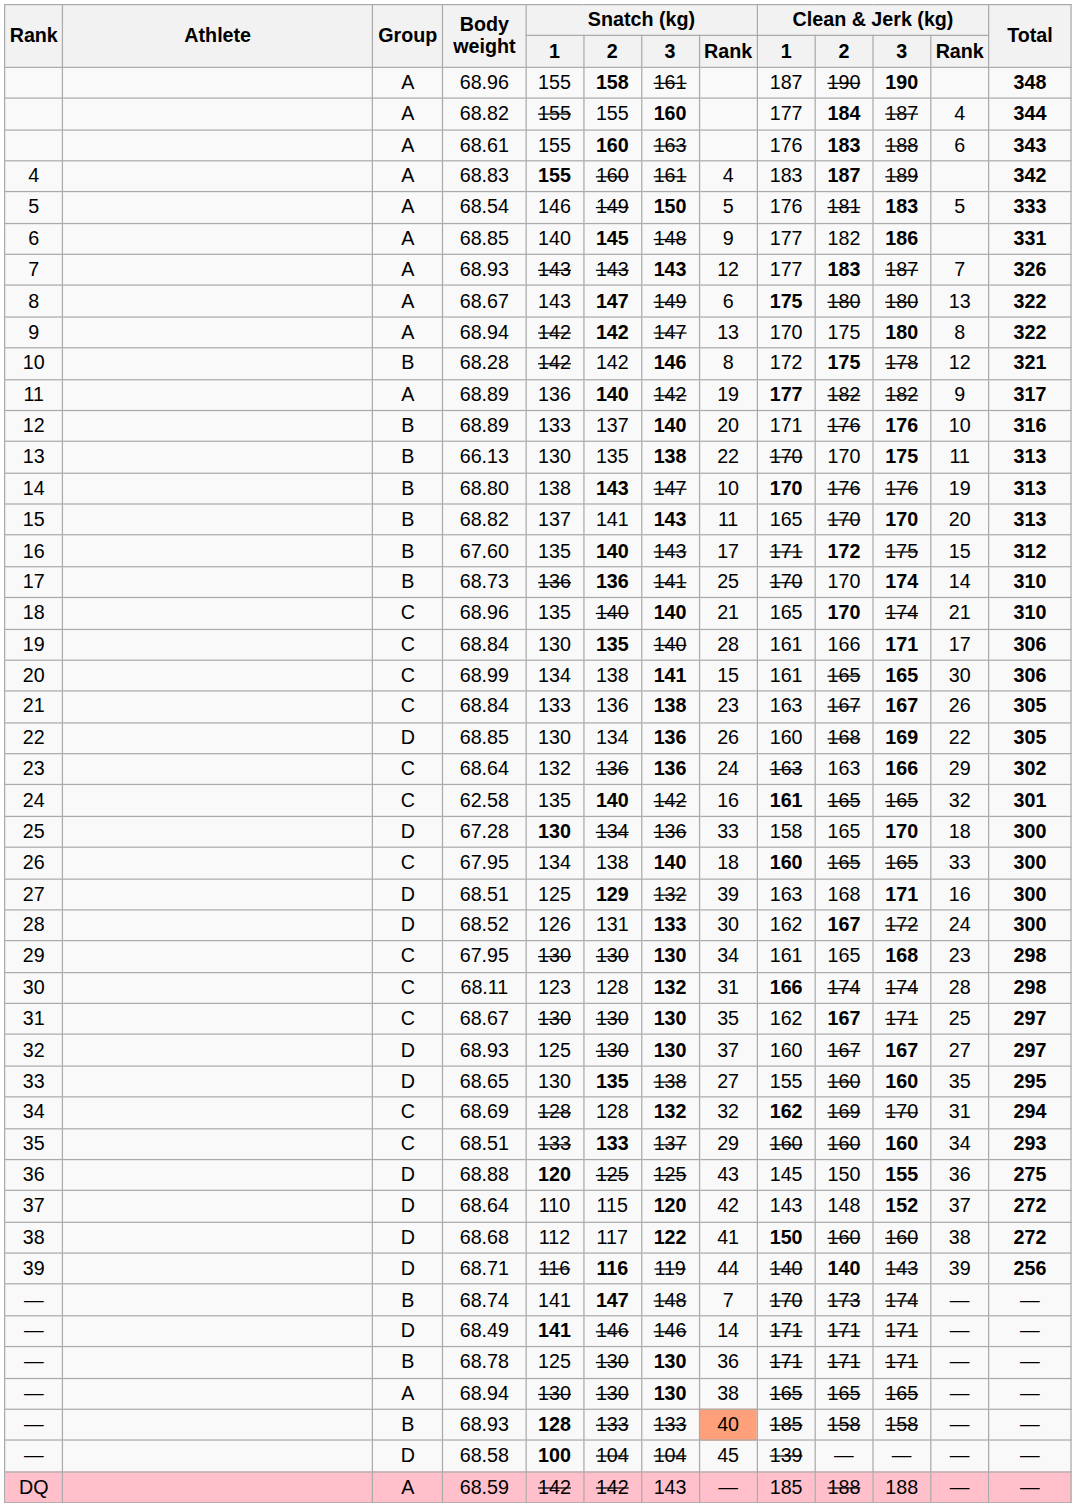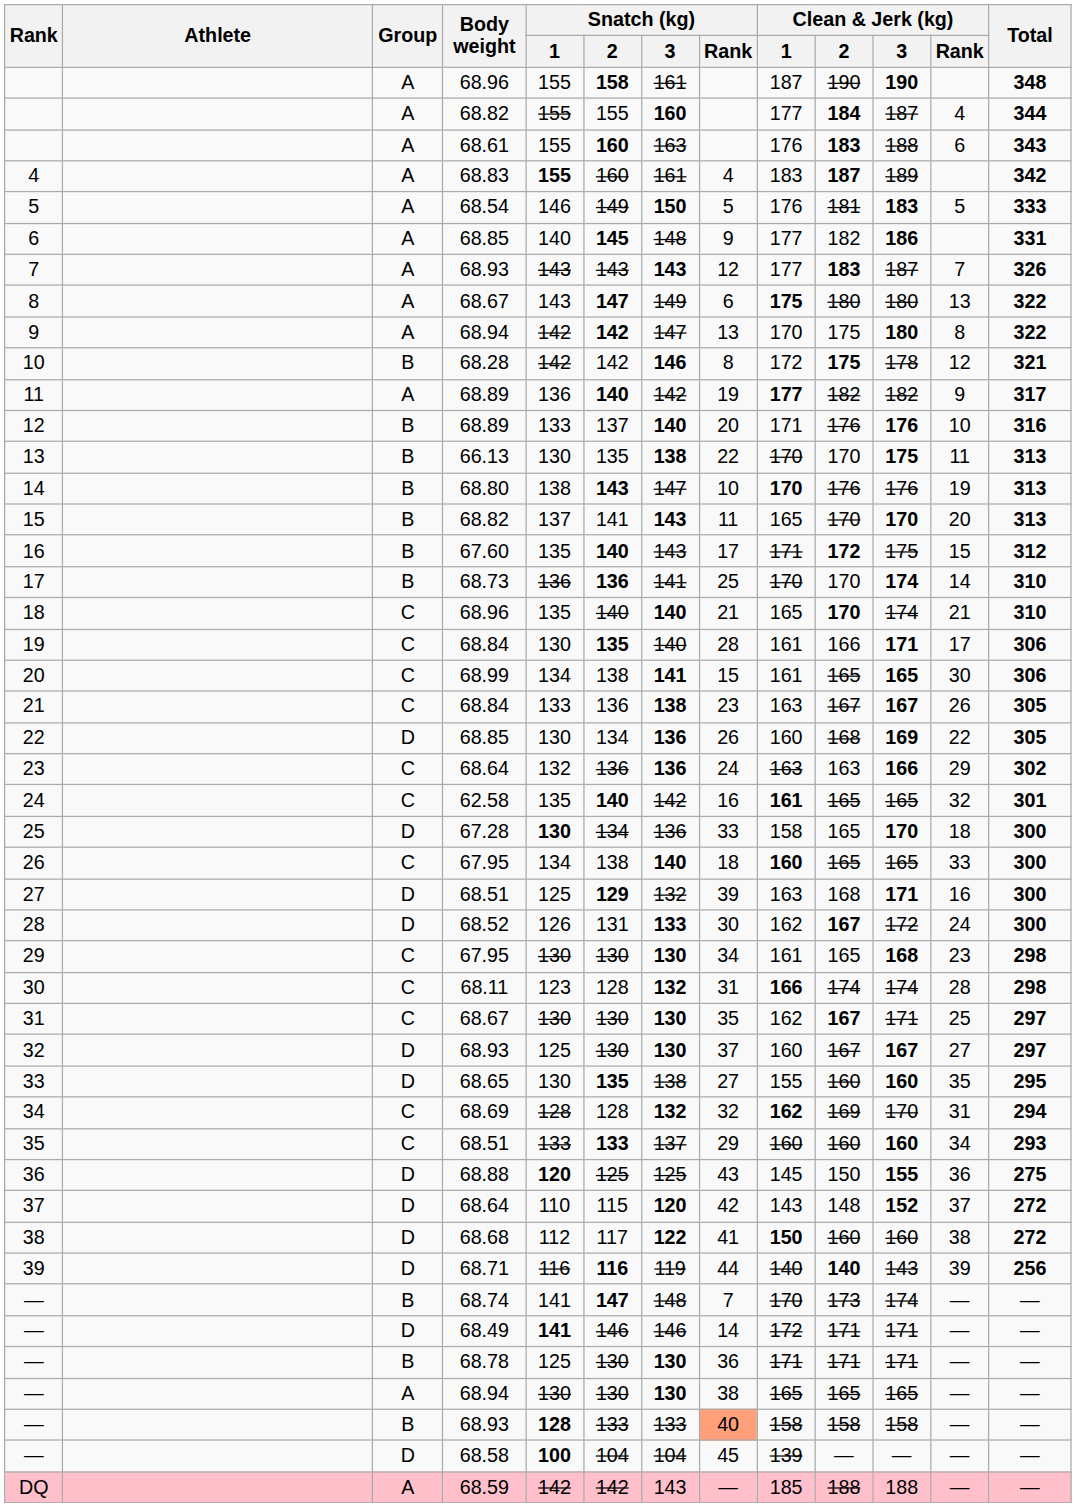(786, 1330) 171 -> (786, 1330) 172
(786, 1424) 185 -> (786, 1424) 158
